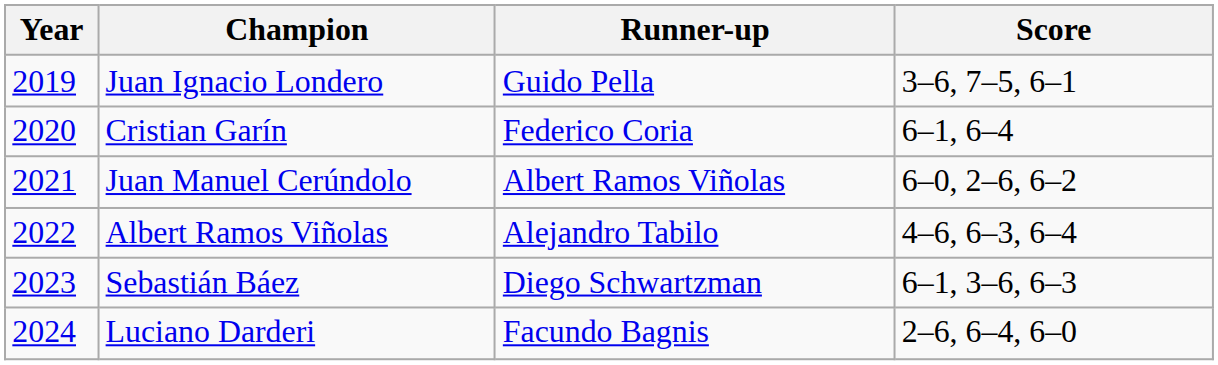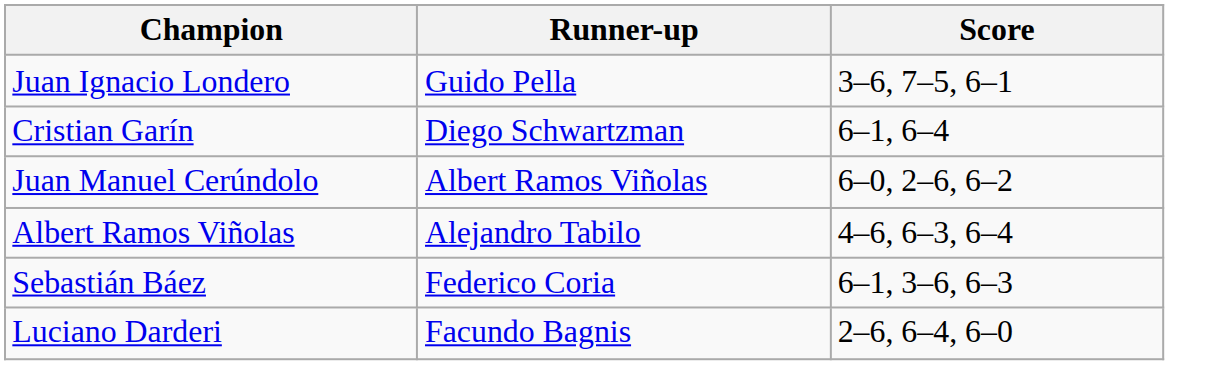- column: (52, 29)
(598, 130) Federico Coria -> (555, 130) Diego Schwartzman
(632, 282) Diego Schwartzman -> (520, 282) Federico Coria
